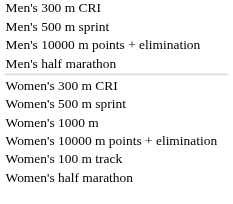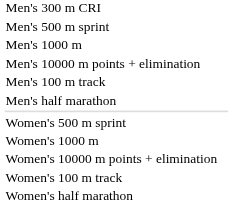+ row: (44, 45)
+ row: (55, 82)
- row: (62, 85)
